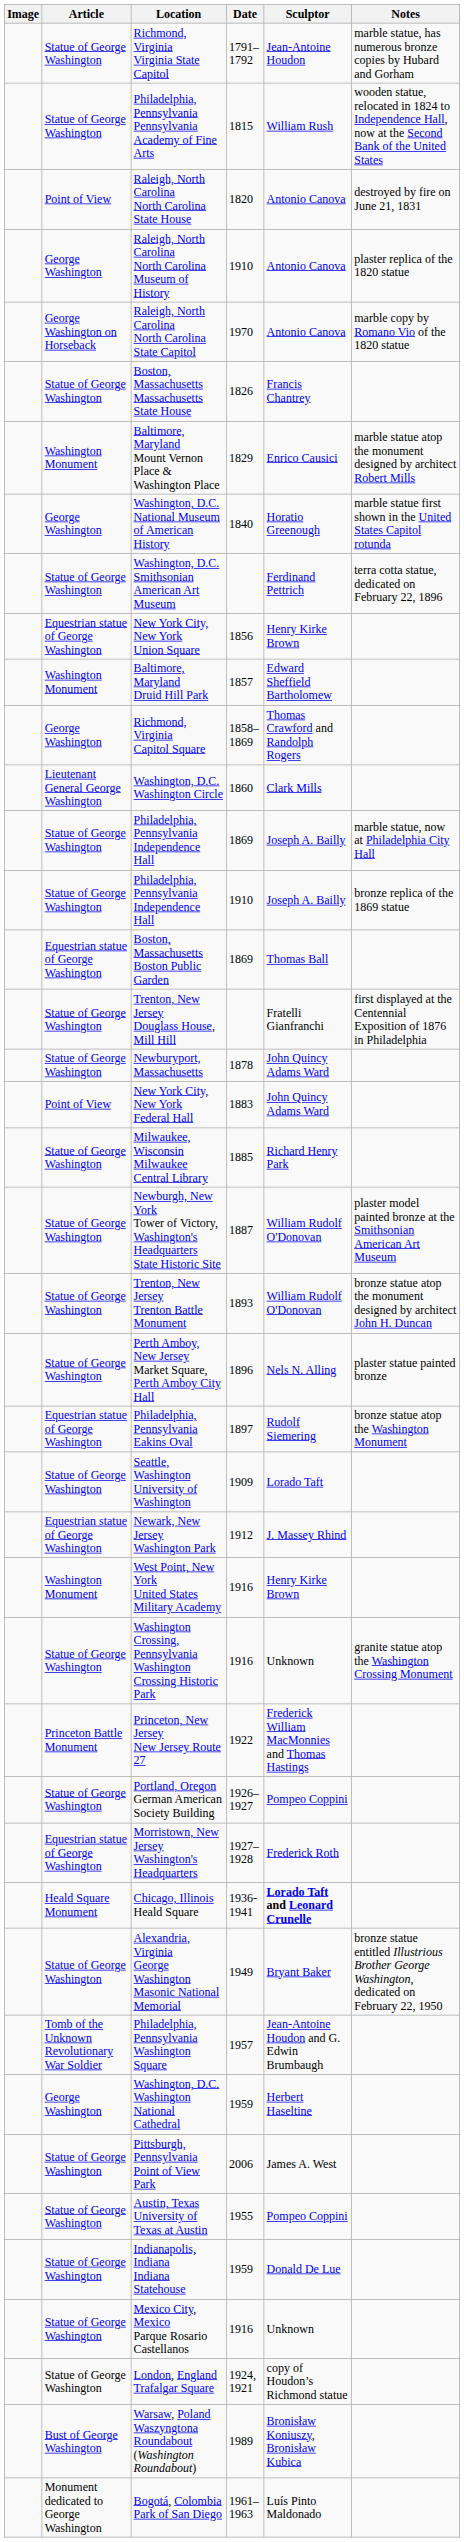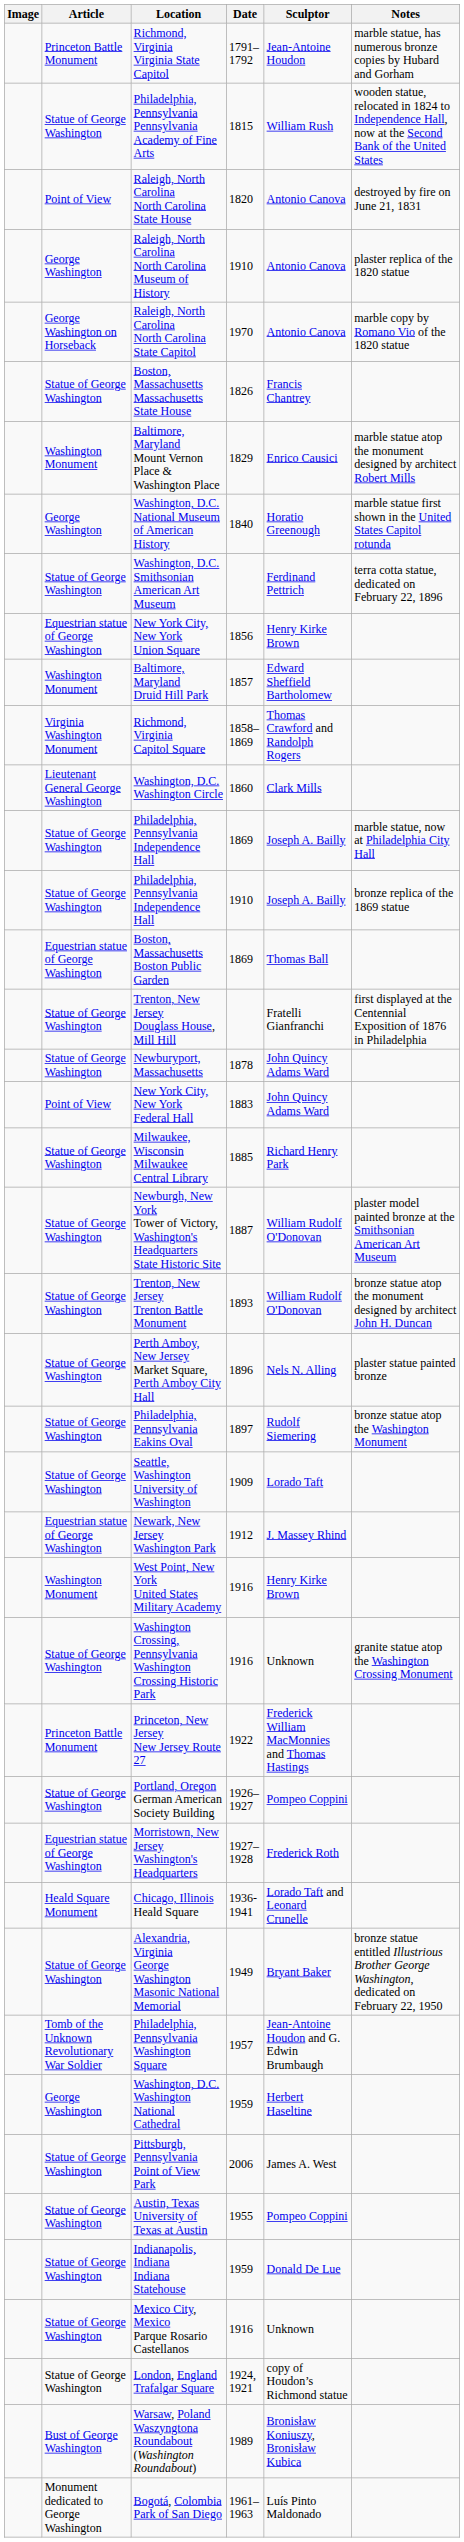(85, 53) Statue of George Washington -> (83, 53) Princeton Battle Monument
(73, 735) George Washington -> (73, 735) Virginia Washington Monument
(86, 1429) Equestrian statue of George Washington -> (85, 1429) Statue of George Washington
(300, 1905) bold -> (305, 1905) normal
